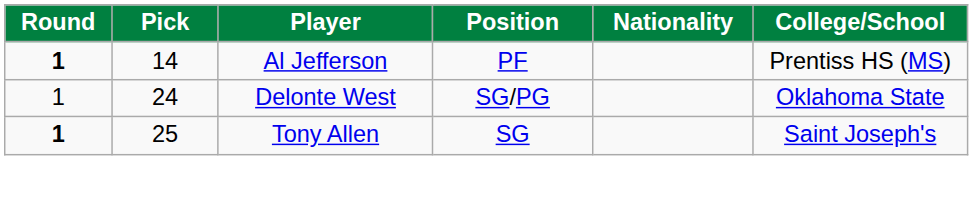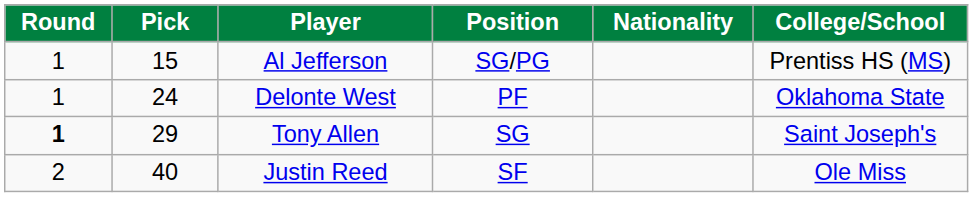(58, 60) bold -> (58, 60) normal
(165, 60) 14 -> (165, 60) 15
(513, 60) PF -> (513, 60) SG/PG
(513, 97) SG/PG -> (513, 97) PF
(165, 135) 25 -> (165, 135) 29
+ row: (326, 172)
